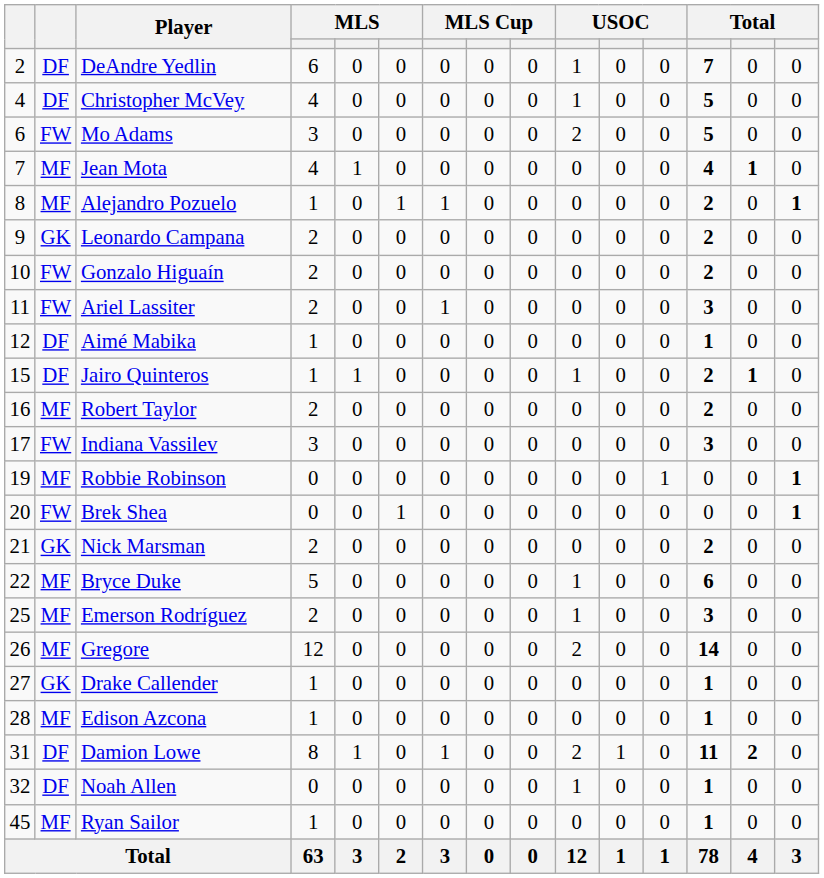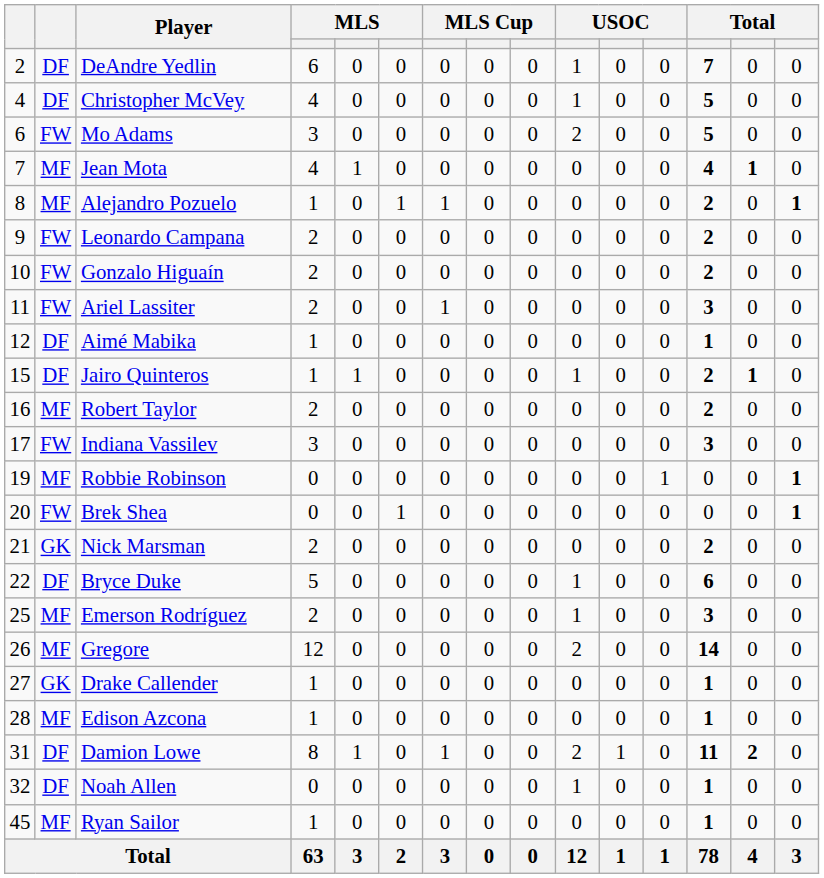(56, 237) GK -> (56, 237) FW
(56, 580) MF -> (56, 580) DF
